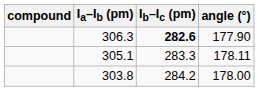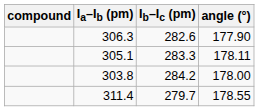(180, 36) bold -> (180, 36) normal
+ row: (118, 96)
